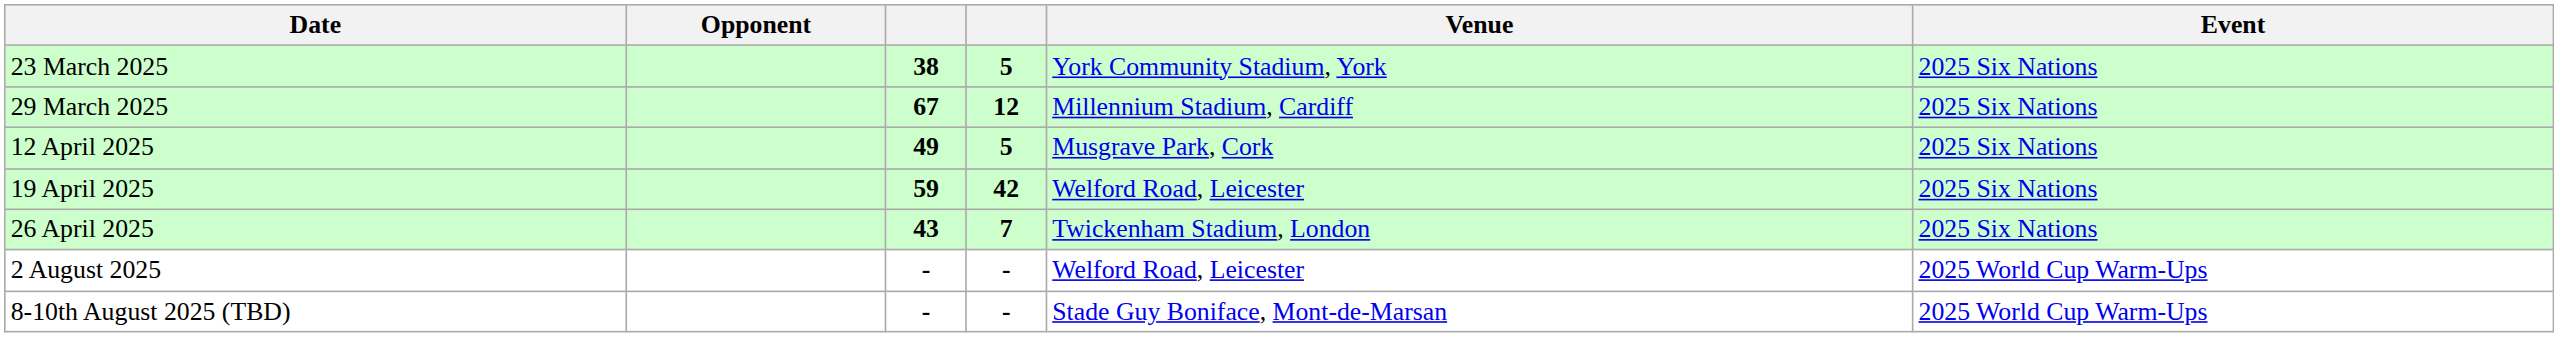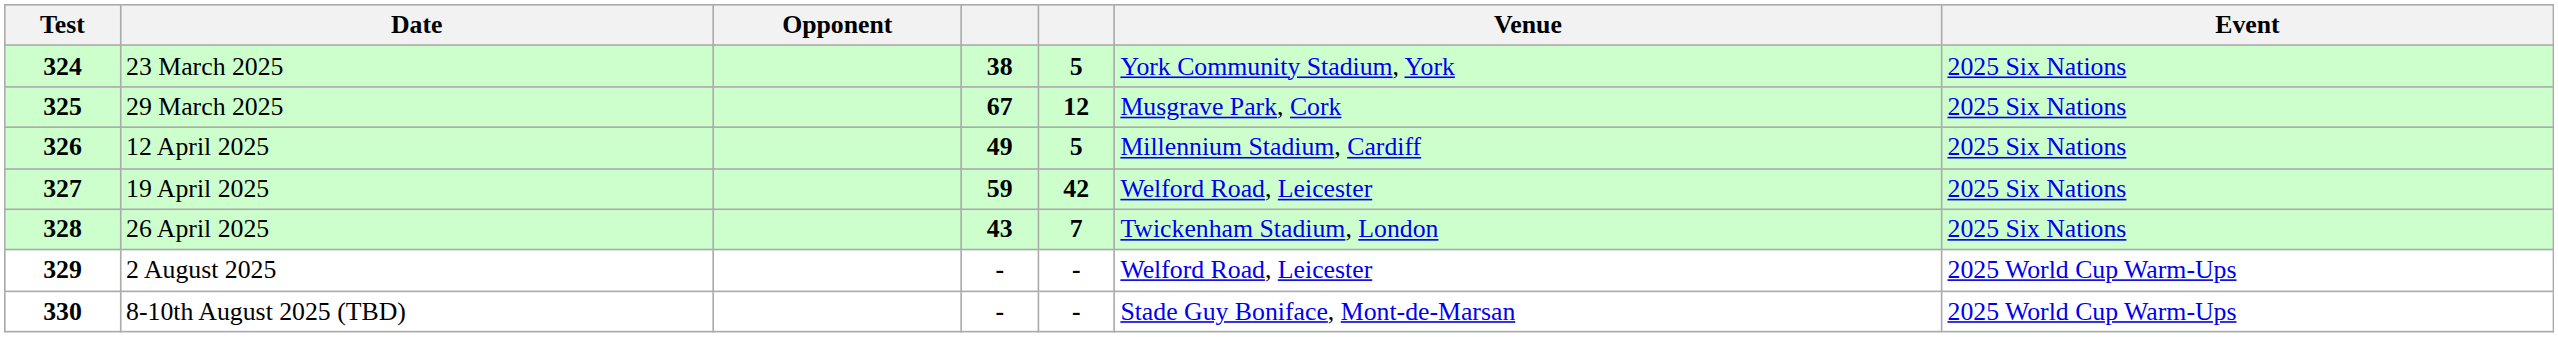+ column: (62, 24)
(1203, 106) Millennium Stadium, Cardiff -> (1231, 106) Musgrave Park, Cork
(1163, 147) Musgrave Park, Cork -> (1271, 147) Millennium Stadium, Cardiff
